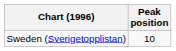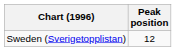(149, 38) 10 -> (149, 38) 12
